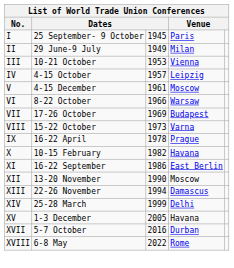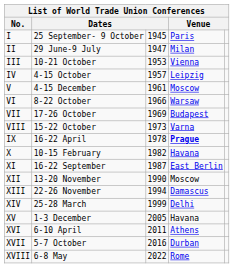(157, 50) 1949 -> (157, 50) 1947
(185, 140) normal -> (185, 140) bold
(157, 166) 1986 -> (157, 166) 1987
+ row: (13, 230)
